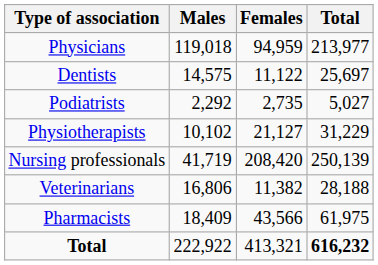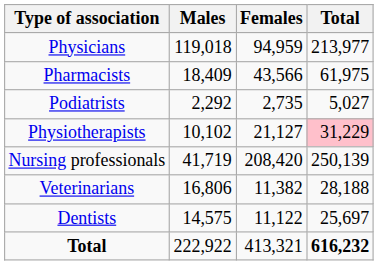rows swapped: (87, 75) <-> (87, 217)
(345, 132) no background -> (345, 132) pink background
